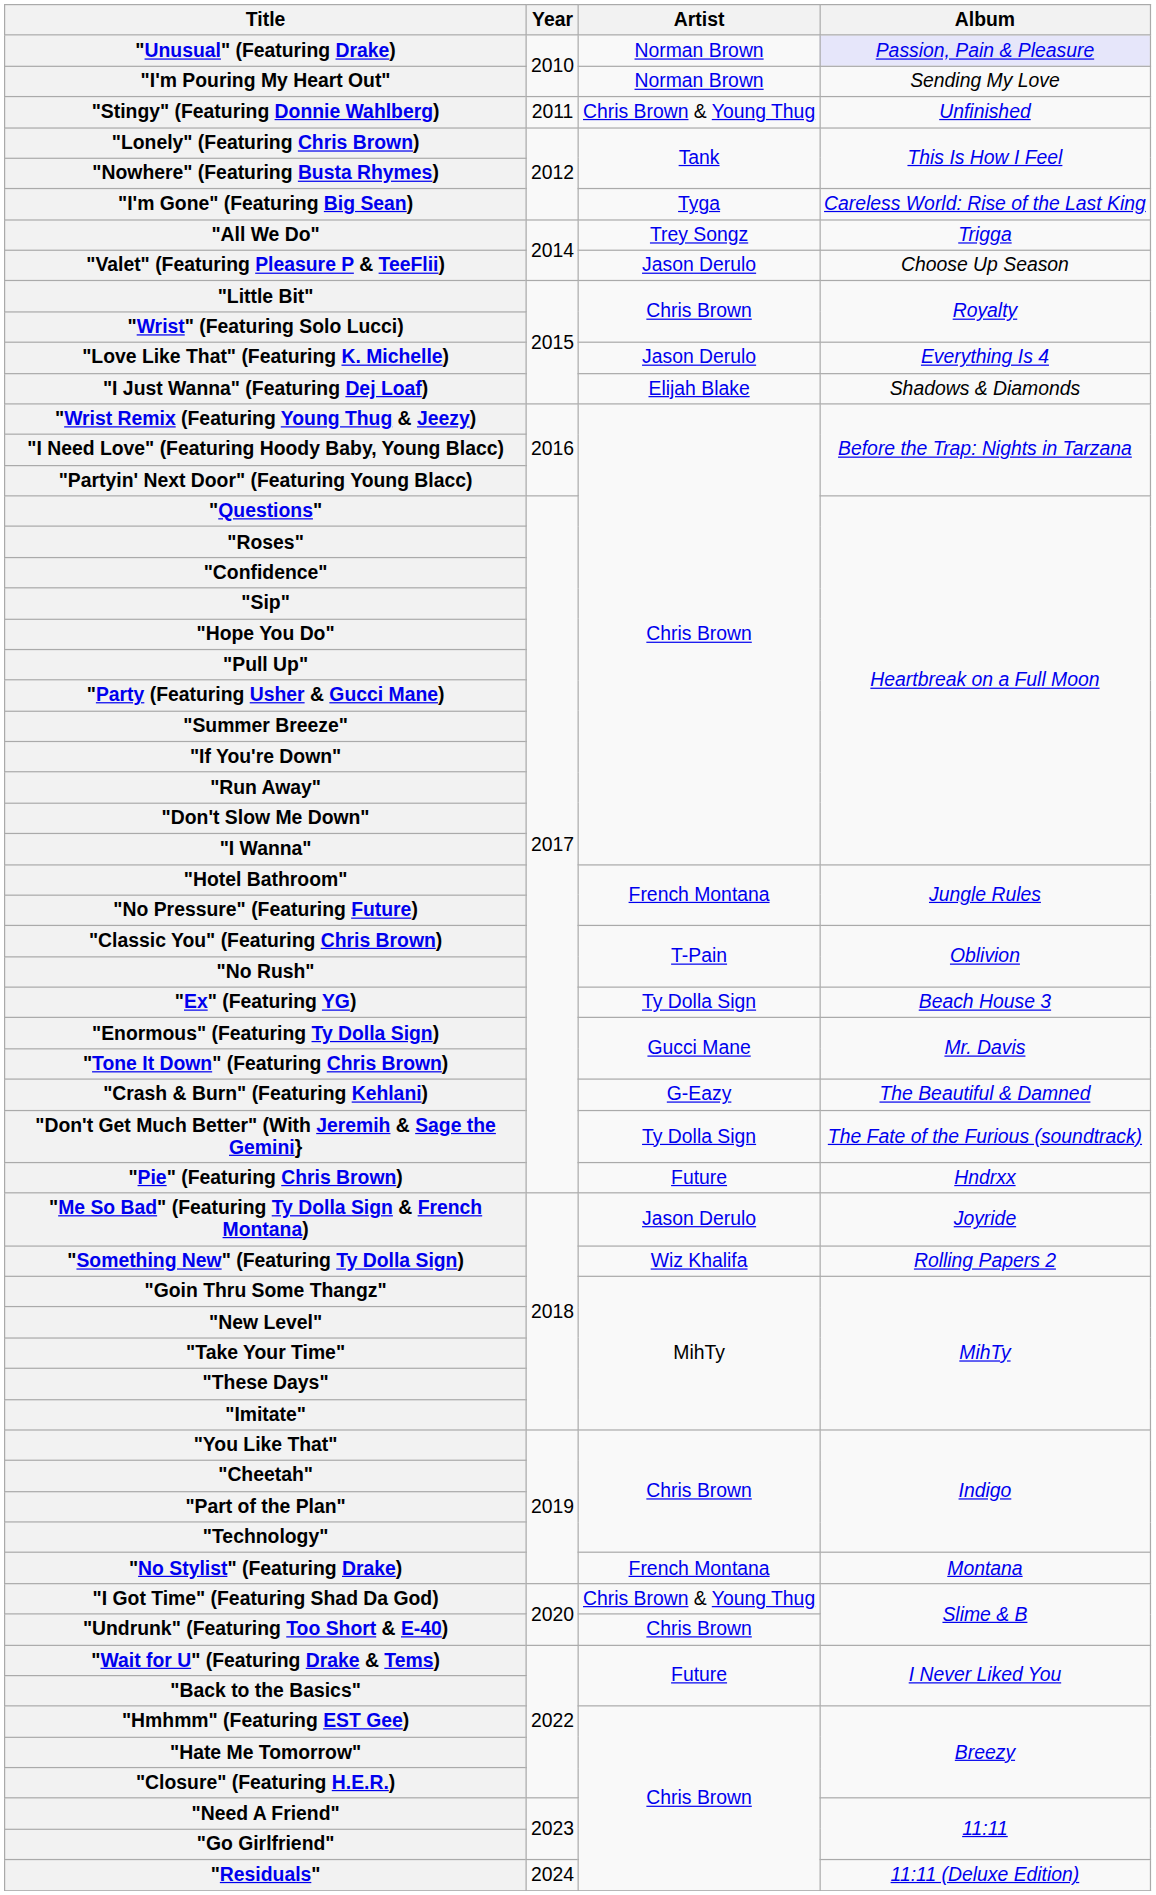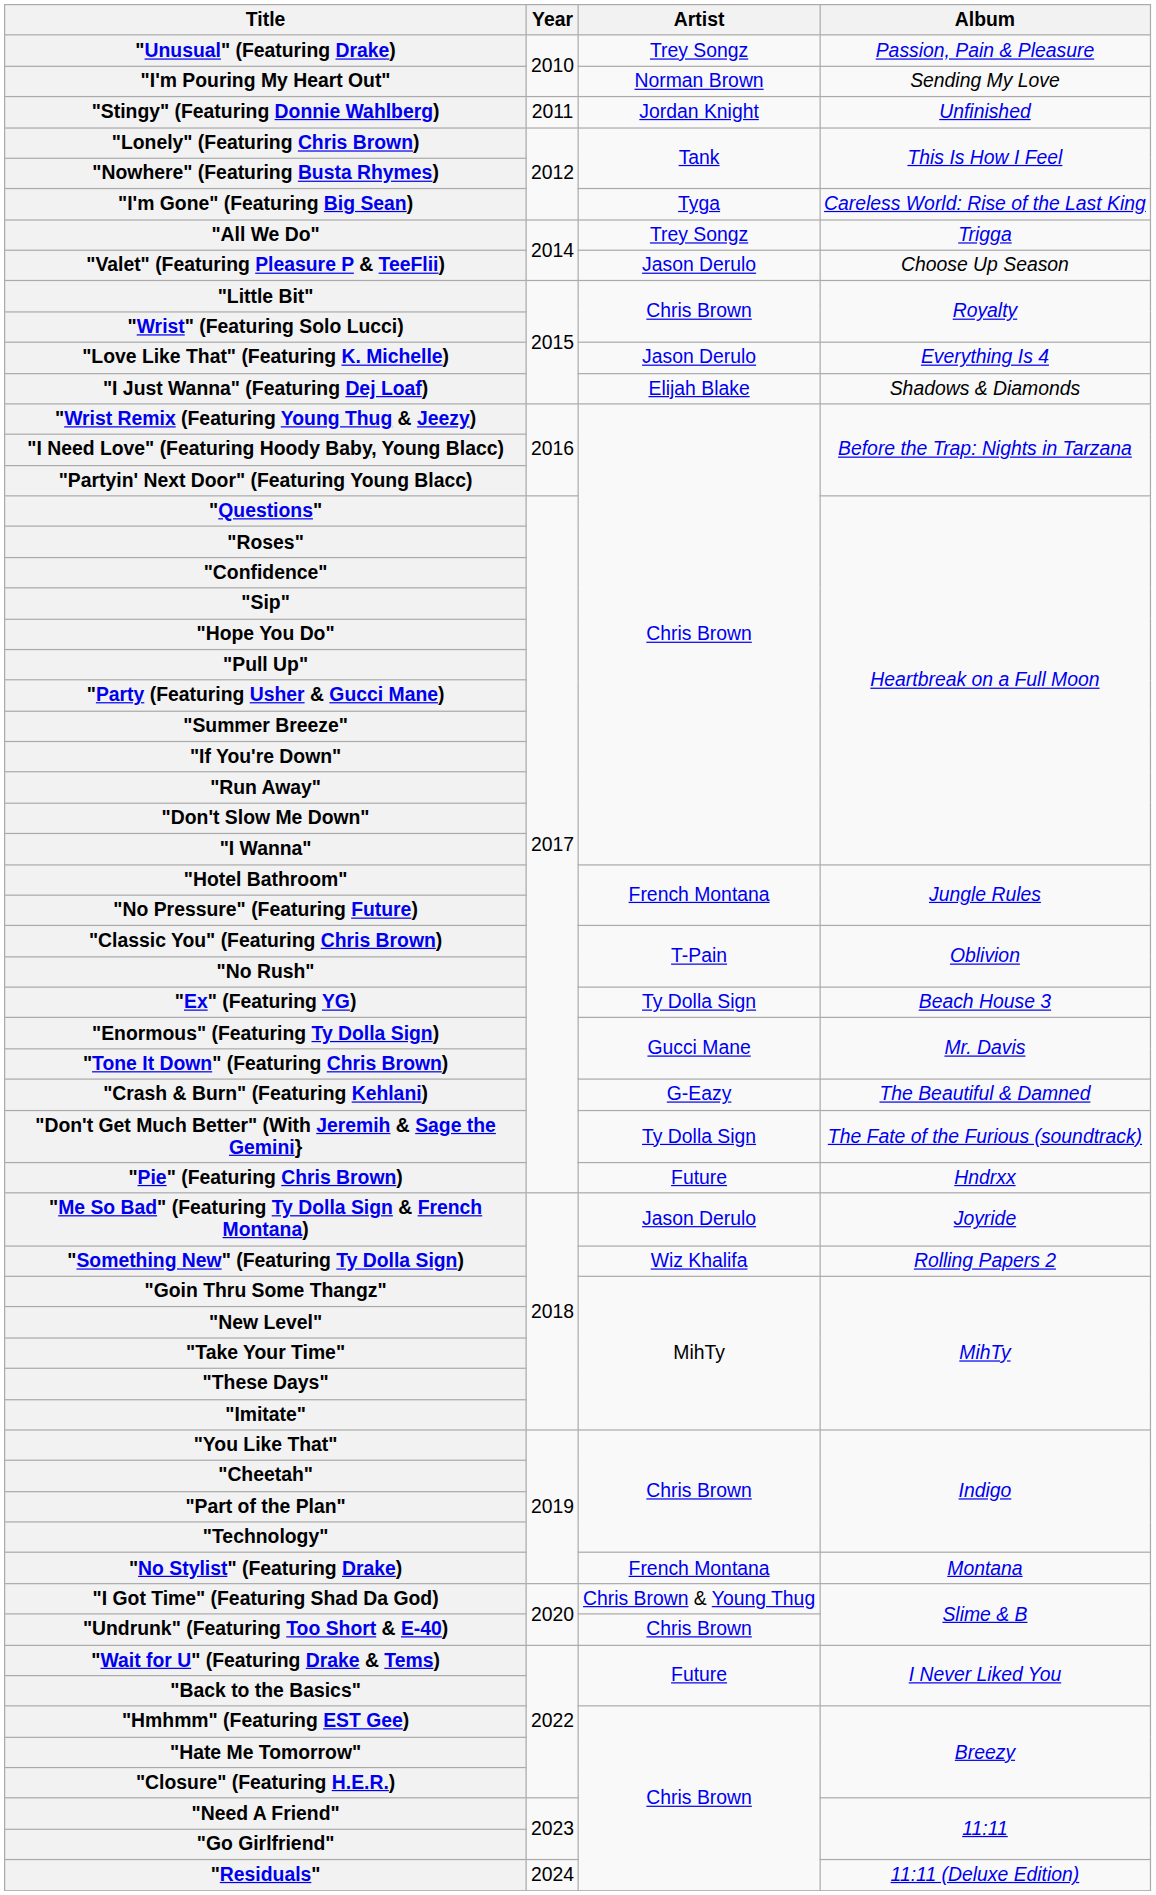(699, 50) Norman Brown -> (699, 50) Trey Songz
(985, 50) lavender background -> (985, 50) no background
(699, 111) Chris Brown & Young Thug -> (699, 111) Jordan Knight
